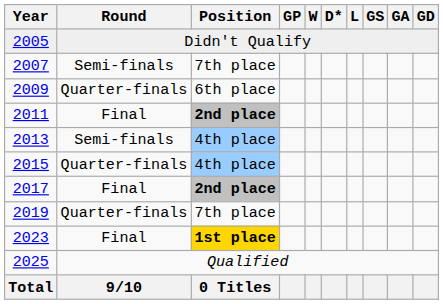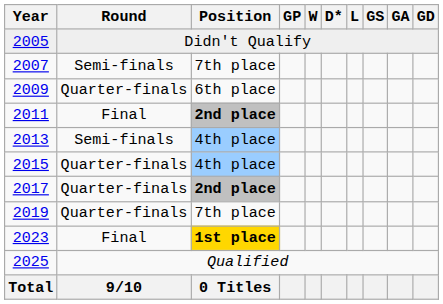(124, 189) Final -> (124, 189) Quarter-finals
